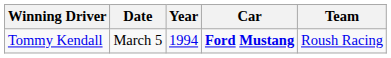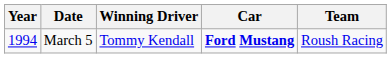columns swapped: (184, 16) <-> (57, 16)
